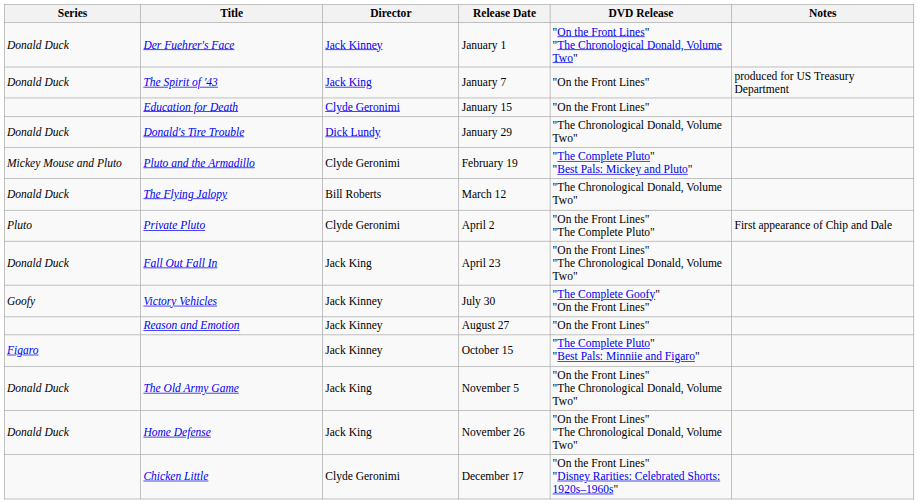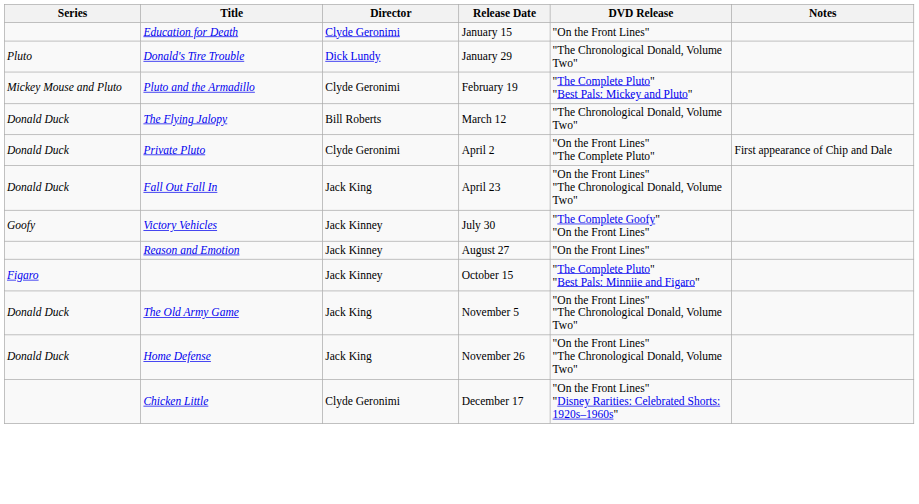- row: (189, 44)
- row: (181, 82)
(38, 132) Donald Duck -> (19, 56) Pluto
(19, 225) Pluto -> (38, 150) Donald Duck
